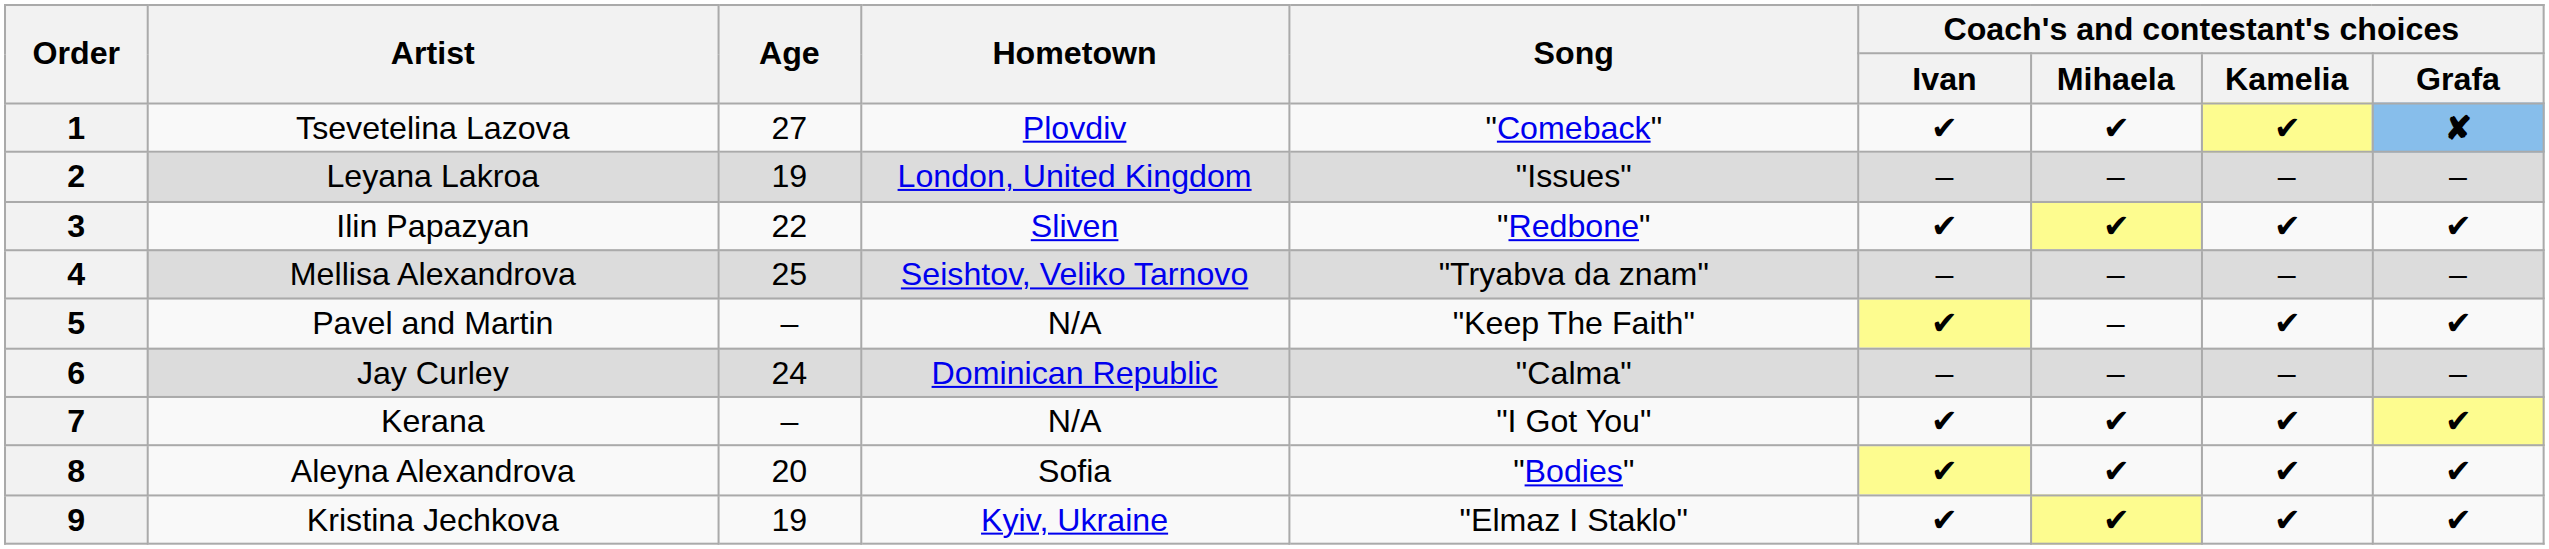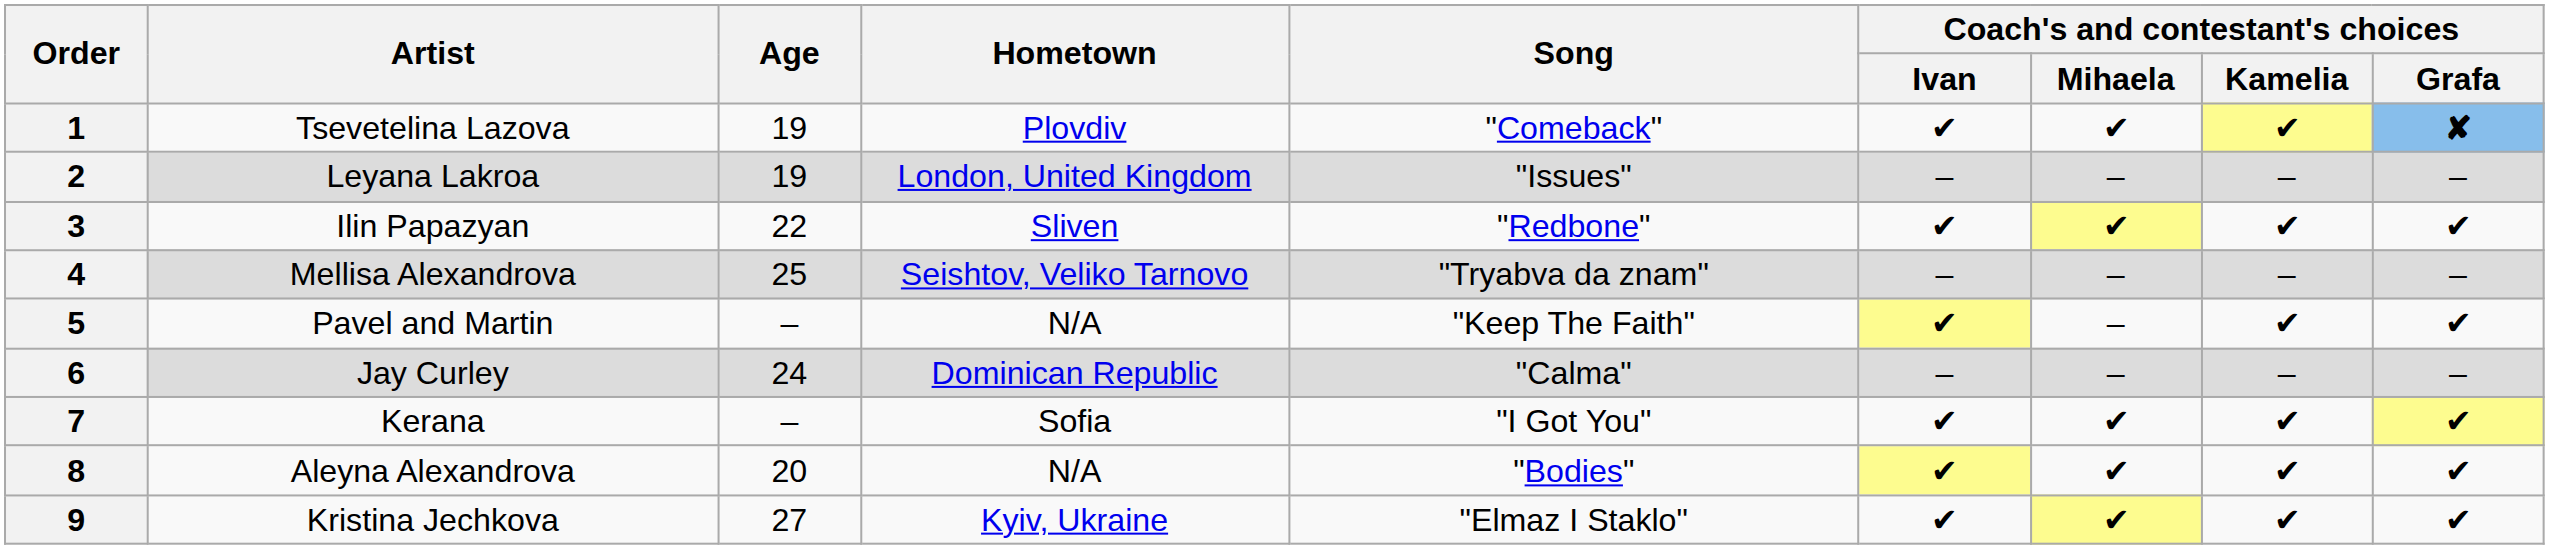(789, 127) 27 -> (789, 127) 19
(1075, 421) N/A -> (1075, 421) Sofia
(1075, 470) Sofia -> (1075, 470) N/A
(789, 519) 19 -> (789, 519) 27
